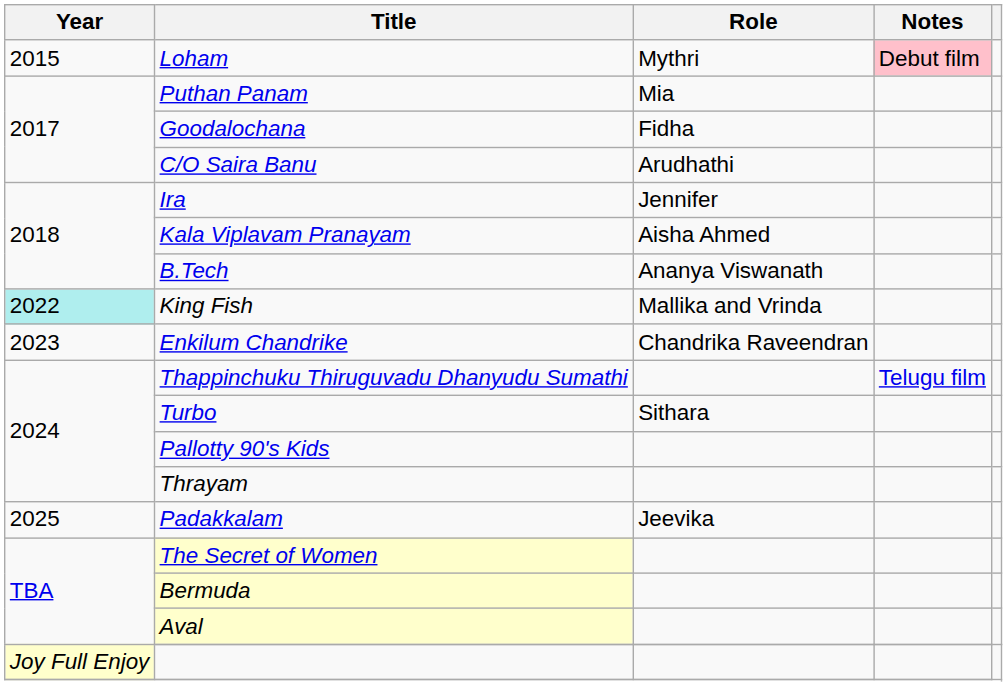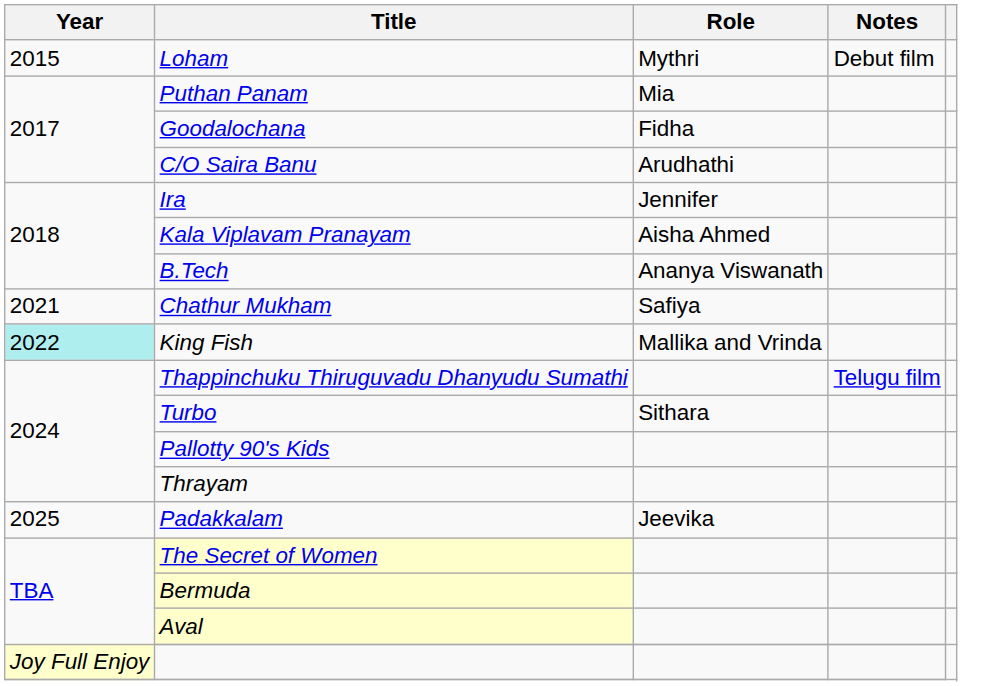(929, 57) pink background -> (884, 57) no background
+ row: (246, 306)
- row: (254, 341)
